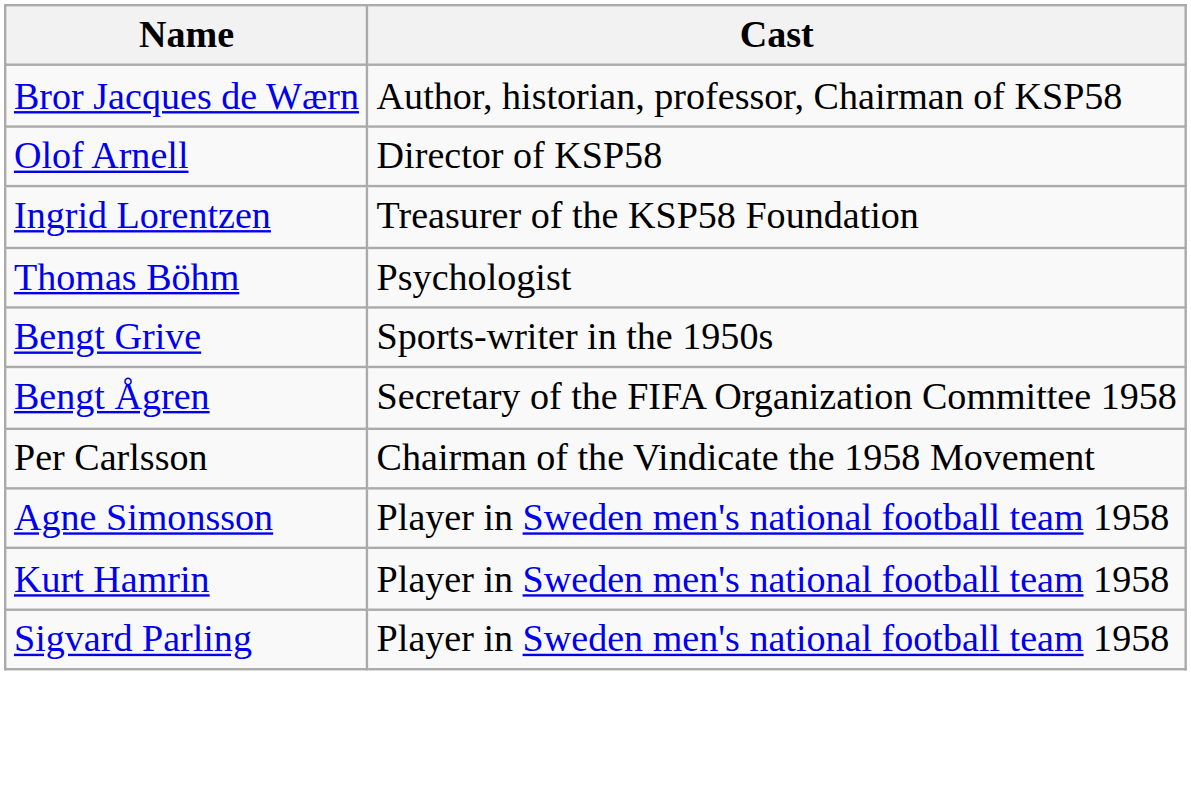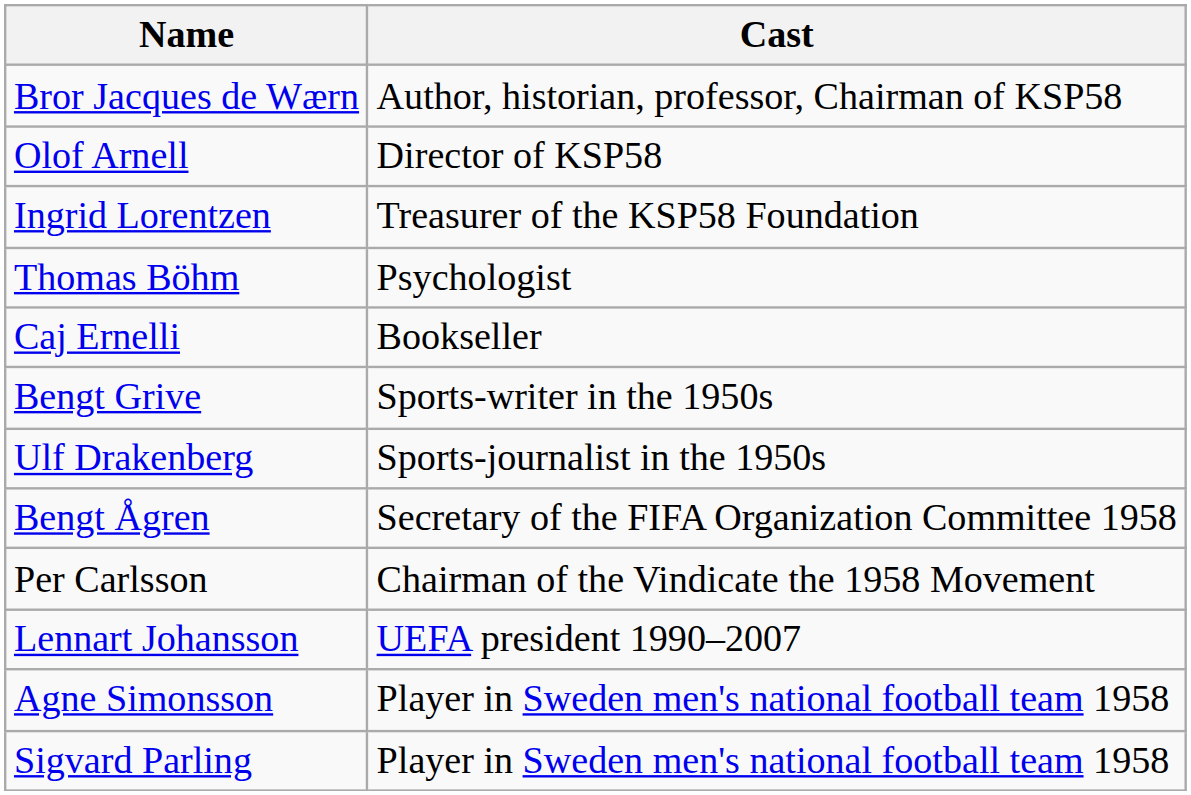+ row: (97, 336)
+ row: (134, 457)
+ row: (156, 638)
- row: (112, 578)
